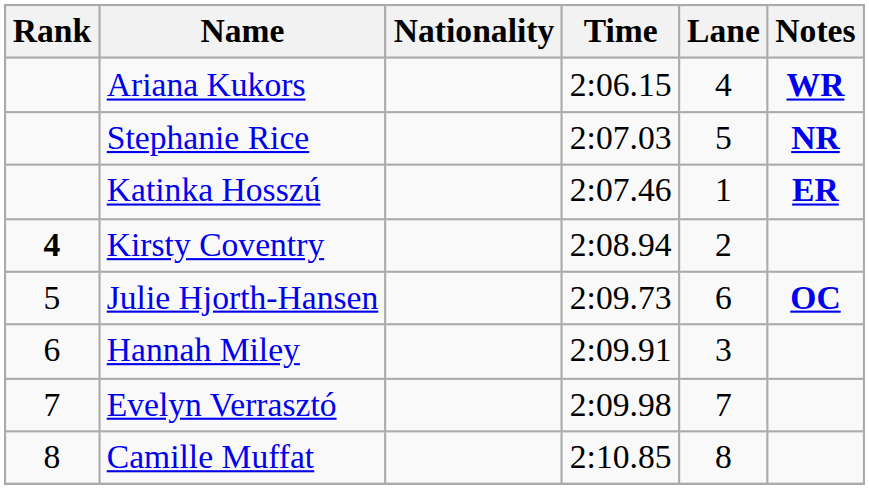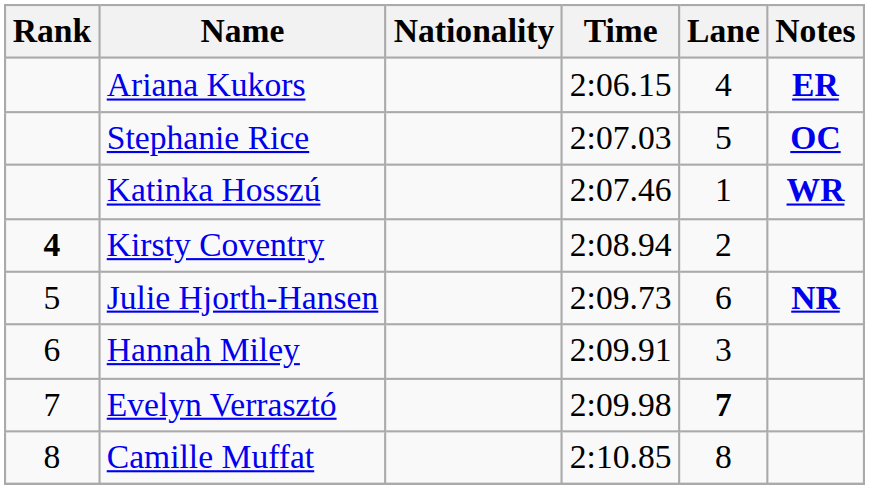(815, 84) WR -> (815, 84) ER
(815, 137) NR -> (815, 137) OC
(815, 191) ER -> (815, 191) WR
(815, 297) OC -> (815, 297) NR
(723, 404) normal -> (723, 404) bold
